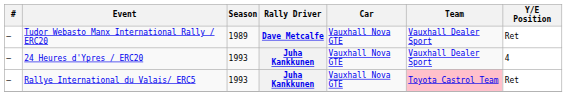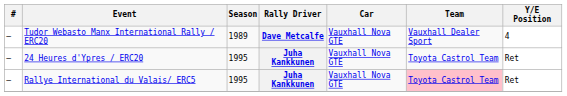(512, 37) Ret -> (507, 37) 4
(238, 59) 1993 -> (238, 59) 1995
(444, 59) Vauxhall Dealer Sport -> (453, 59) Toyota Castrol Team
(507, 59) 4 -> (512, 59) Ret
(238, 81) 1993 -> (238, 81) 1995
